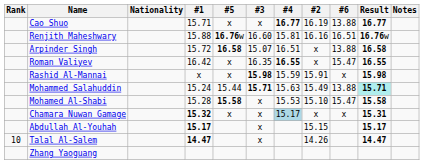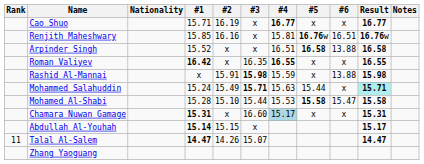columns swapped: (316, 11) <-> (229, 11)
(344, 24) 13.88 -> (344, 24) x
(199, 37) 15.88 -> (199, 37) 15.85
(260, 37) 16.60 -> (255, 37) x
(199, 50) 15.72 -> (199, 50) 15.52
(260, 50) 15.07 -> (255, 50) x
(199, 63) normal -> (199, 63) bold
(344, 63) 15.47 -> (344, 63) x
(344, 76) x -> (344, 76) 13.88
(344, 89) 13.88 -> (344, 89) x
(260, 102) x -> (255, 102) 15.44
(199, 115) 15.32 -> (199, 115) 15.31
(260, 115) x -> (255, 115) 16.60
(199, 128) 15.17 -> (199, 128) 15.14
(16, 141) 10 -> (16, 141) 11
(260, 141) x -> (255, 141) 15.07
